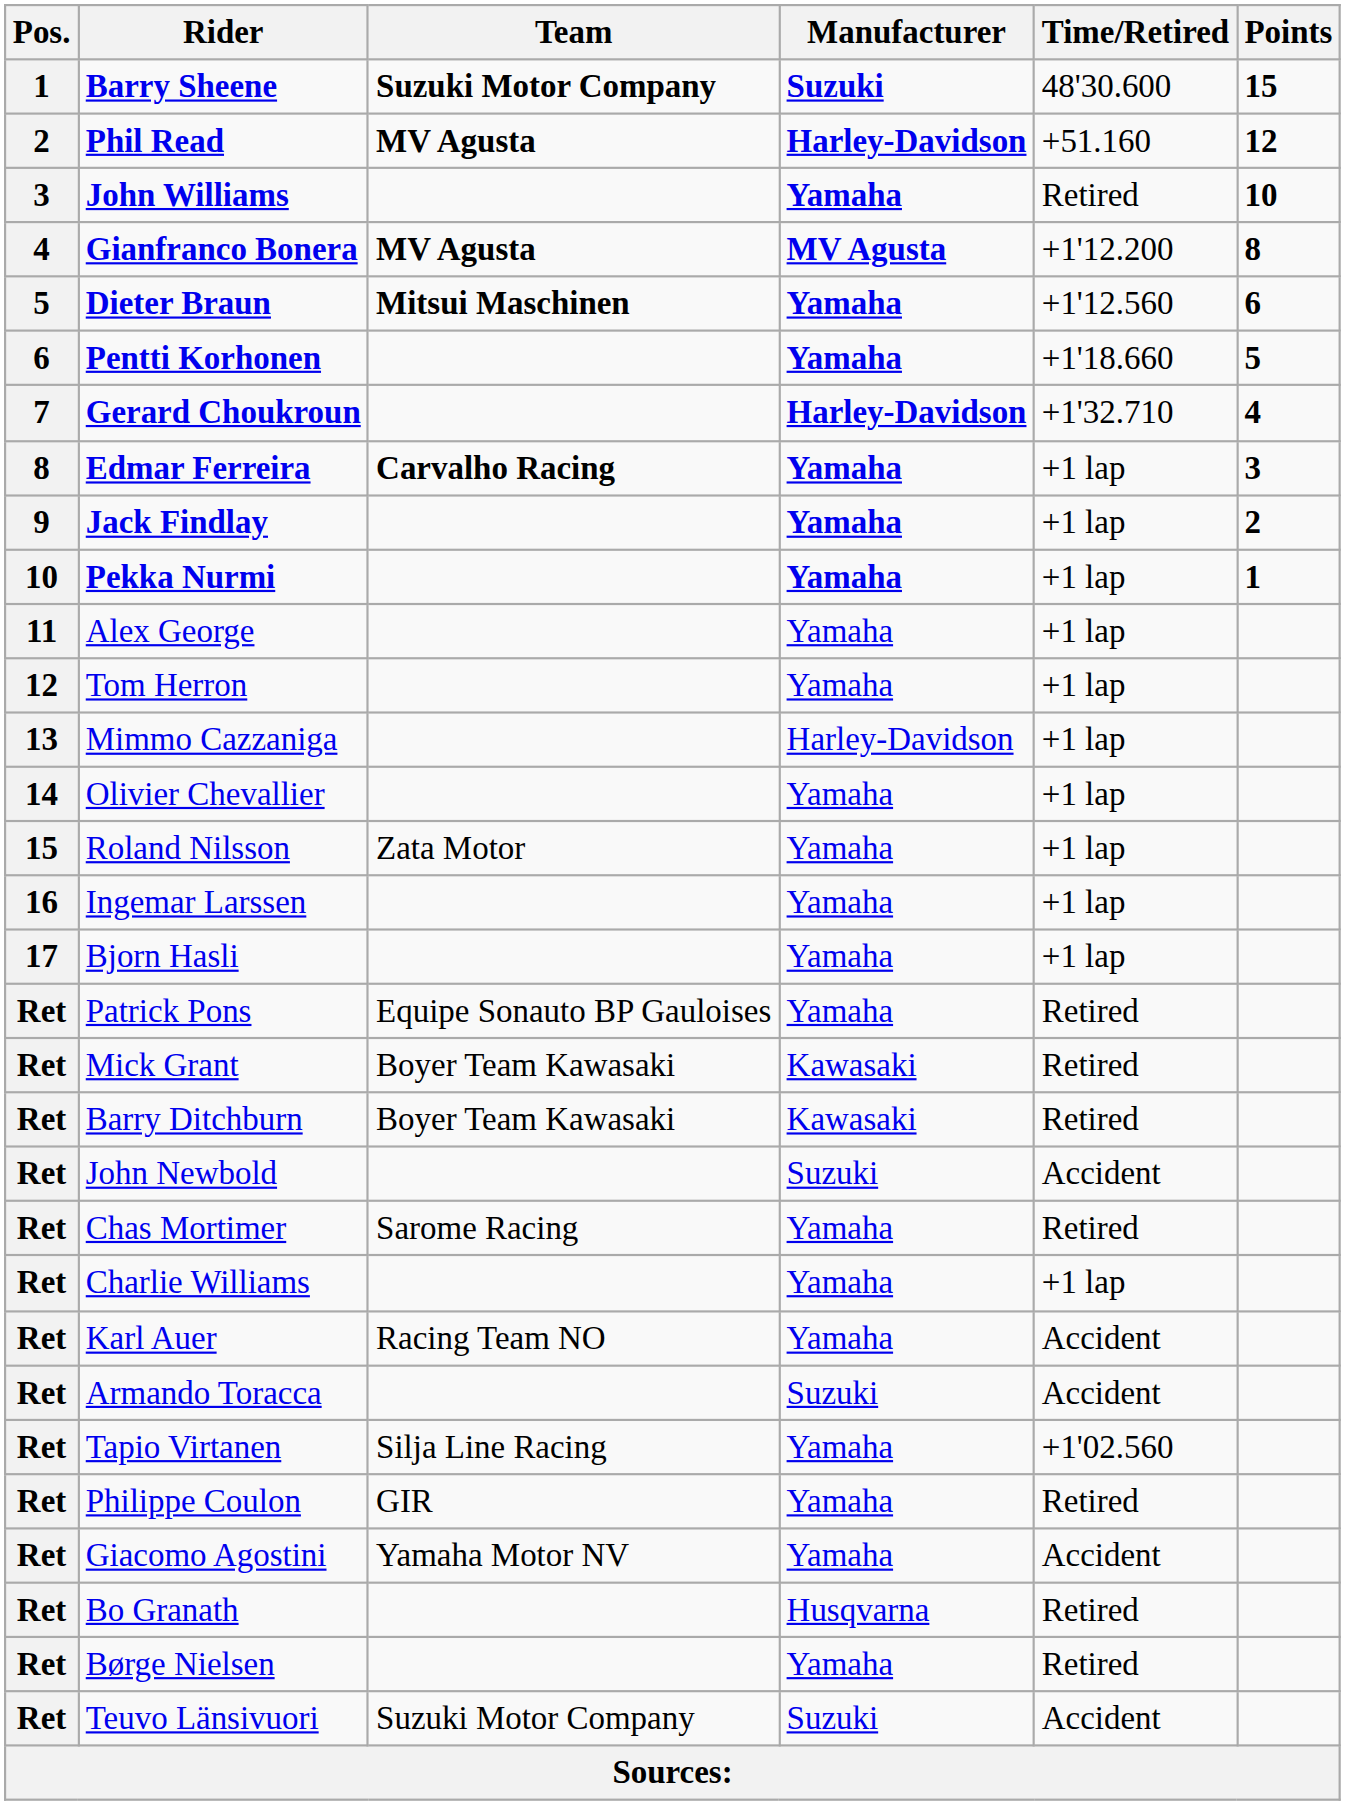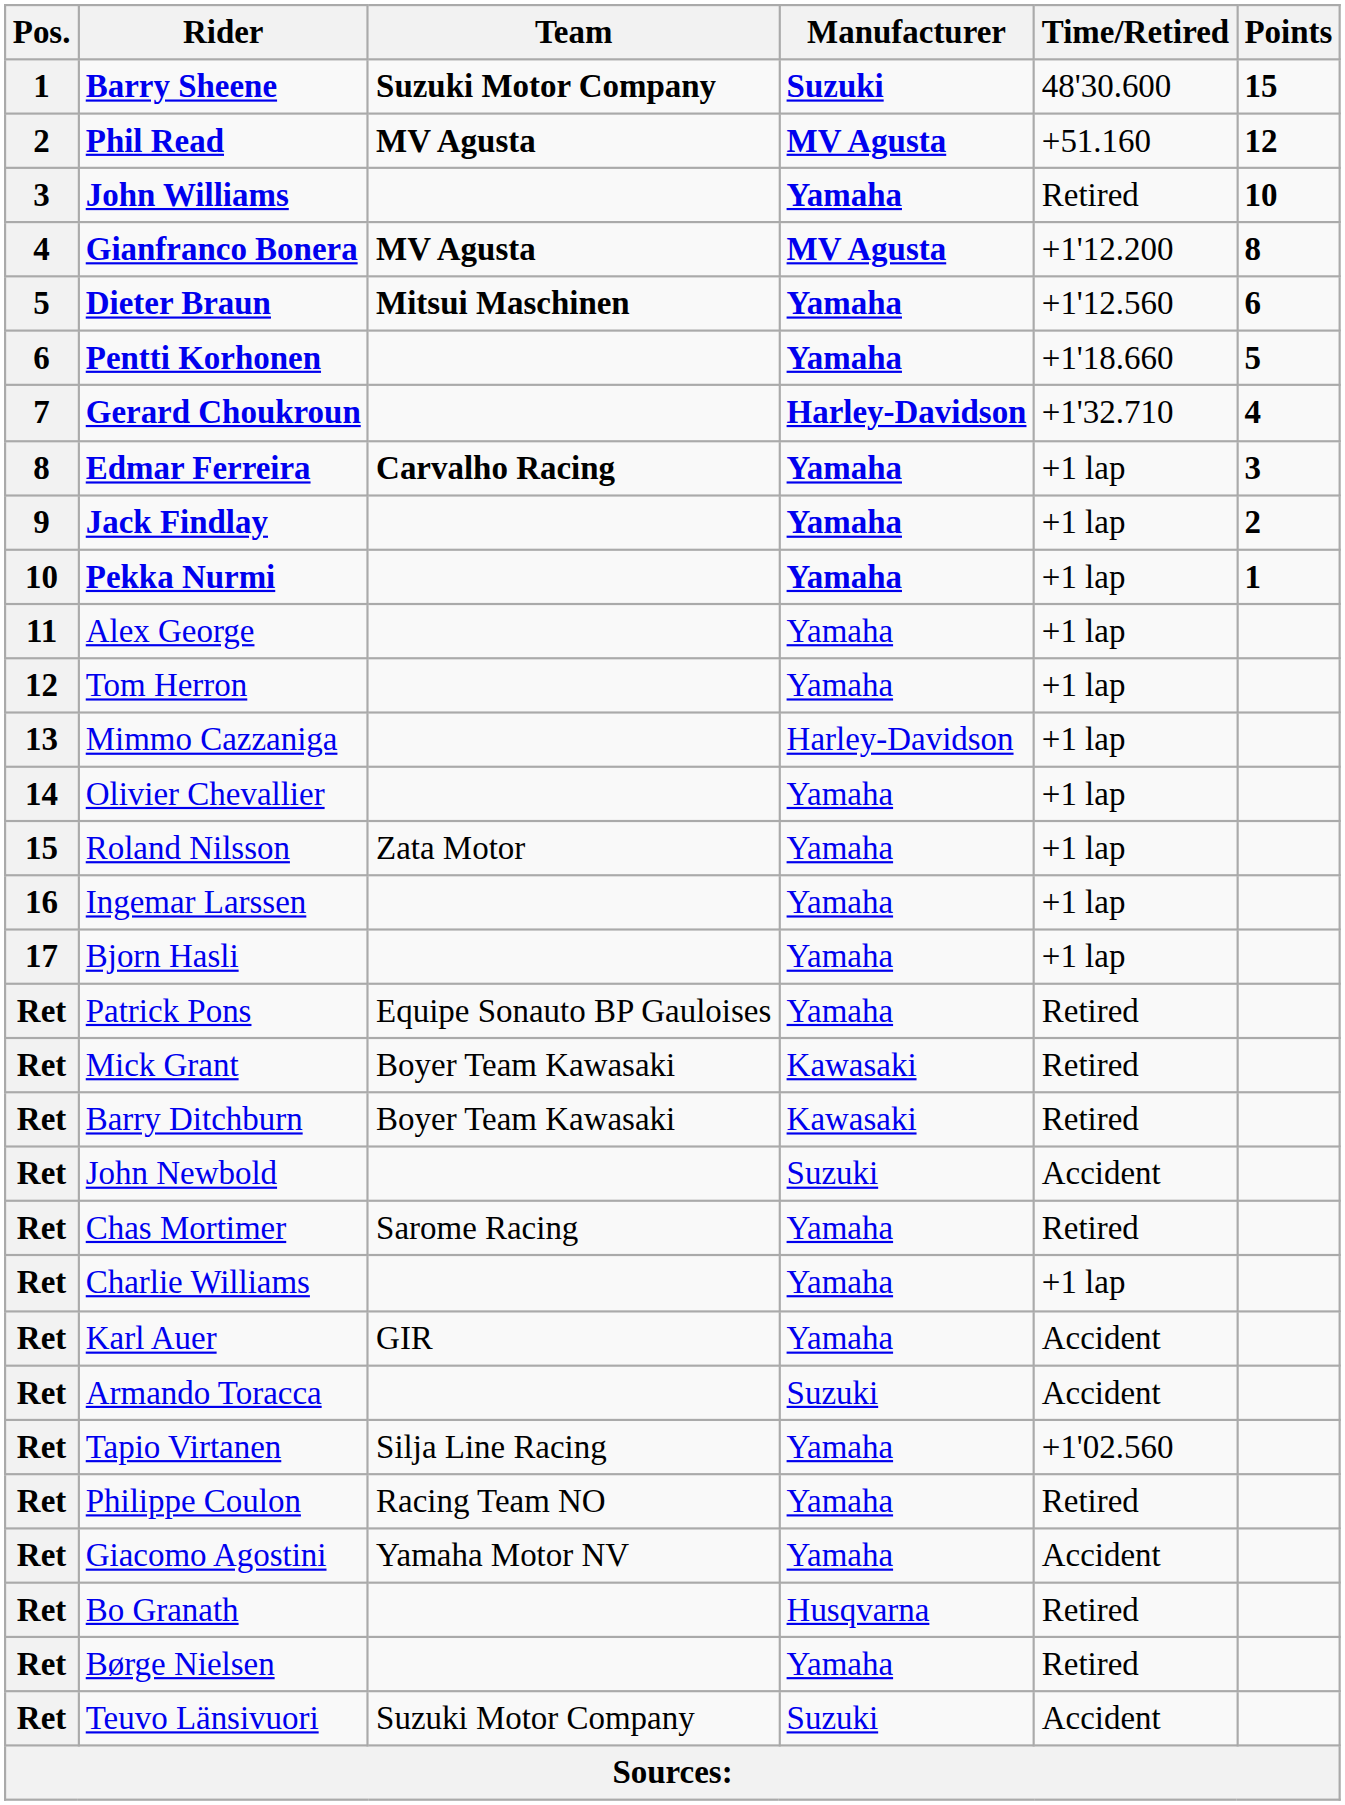(907, 140) Harley-Davidson -> (866, 140) MV Agusta
(491, 1337) Racing Team NO -> (404, 1337) GIR
(404, 1500) GIR -> (491, 1500) Racing Team NO
